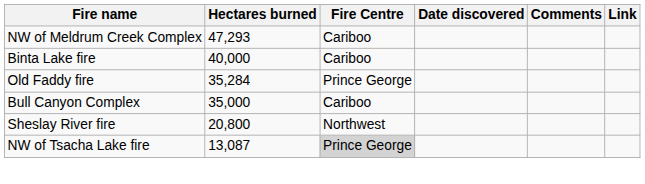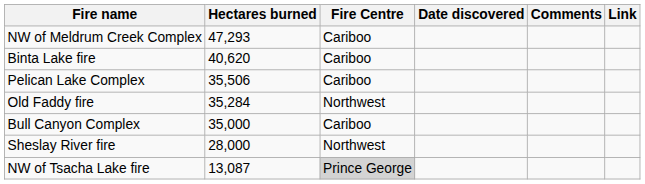(229, 59) 40,000 -> (229, 59) 40,620
+ row: (76, 80)
(367, 80) Prince George -> (354, 102) Northwest
(229, 124) 20,800 -> (229, 146) 28,000
